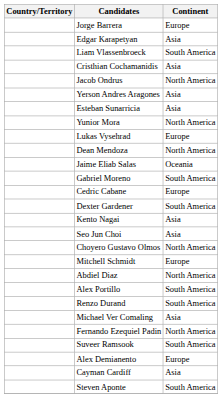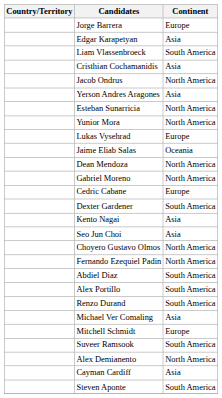(173, 108) Asia -> (190, 108) North America
rows swapped: (102, 150) <-> (106, 164)
(190, 177) South America -> (190, 177) North America
rows swapped: (106, 261) <-> (119, 331)
(190, 275) North America -> (190, 275) South America
(177, 358) Europe -> (190, 358) North America
